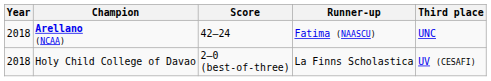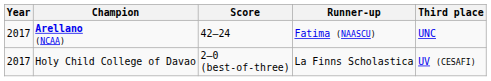(19, 34) 2018 -> (19, 34) 2017
(19, 62) 2018 -> (19, 62) 2017
